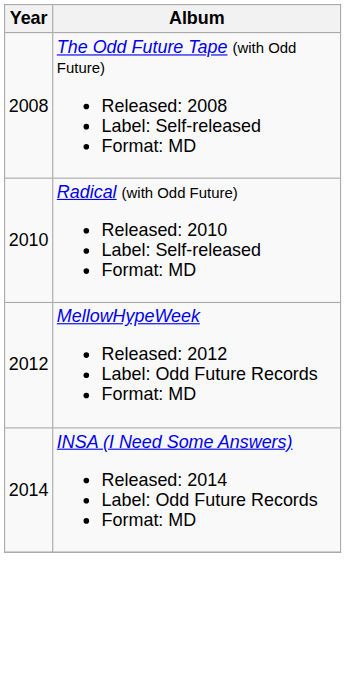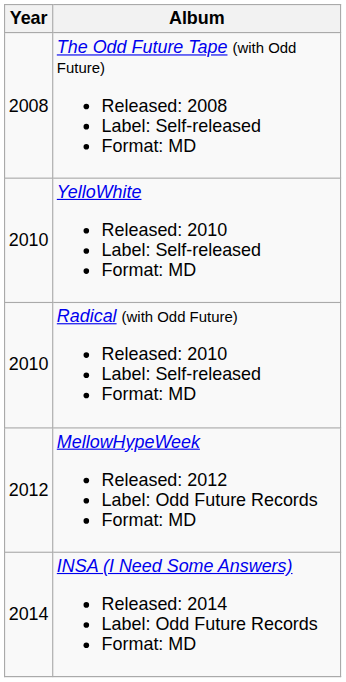+ row: (197, 231)
